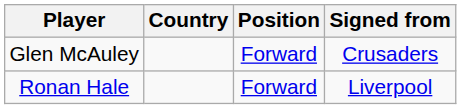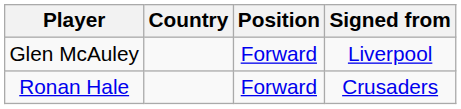(390, 53) Crusaders -> (390, 53) Liverpool
(390, 86) Liverpool -> (390, 86) Crusaders
